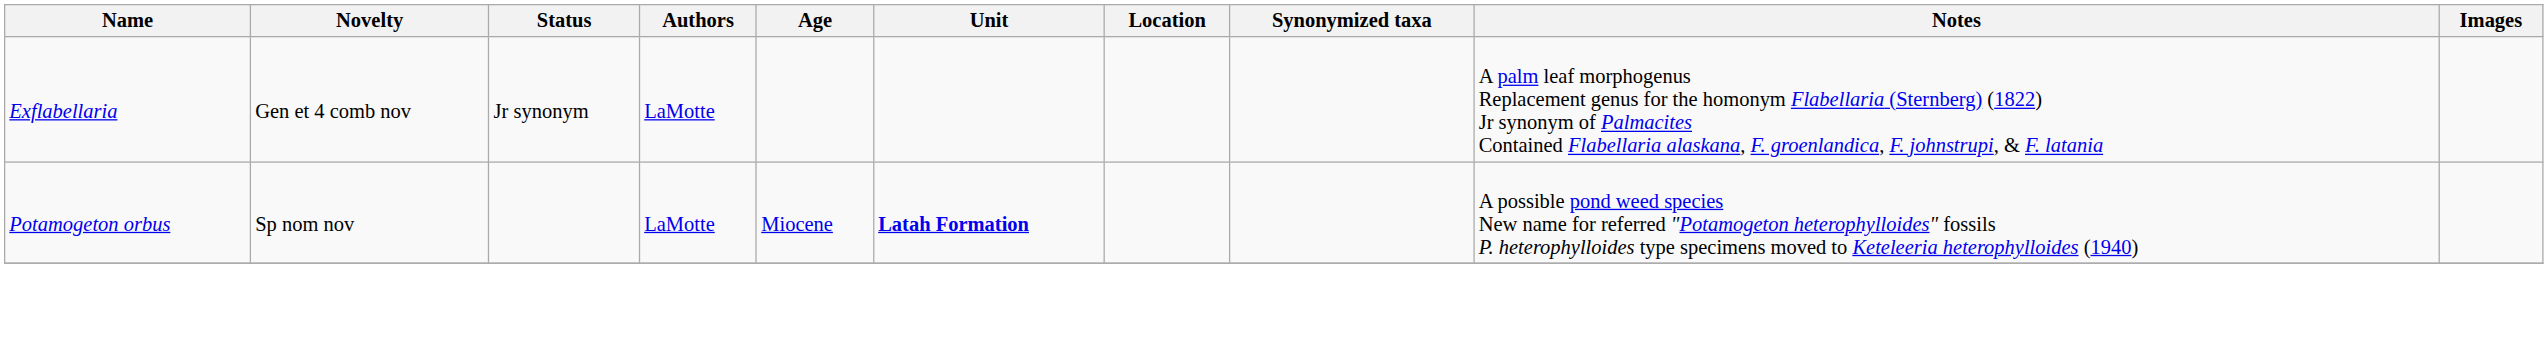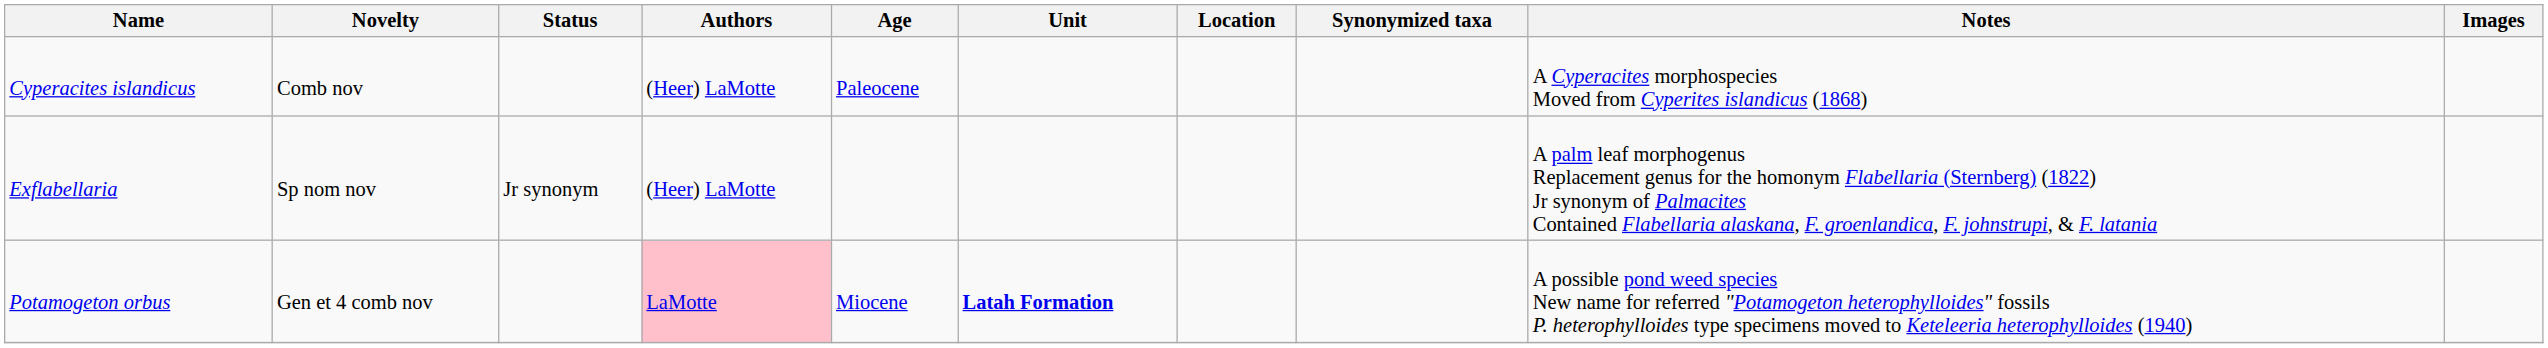+ row: (102, 87)
(333, 110) Gen et 4 comb nov -> (326, 189) Sp nom nov
(679, 110) LaMotte -> (711, 189) (Heer) LaMotte
(305, 223) Sp nom nov -> (355, 302) Gen et 4 comb nov
(679, 223) no background -> (682, 302) pink background
